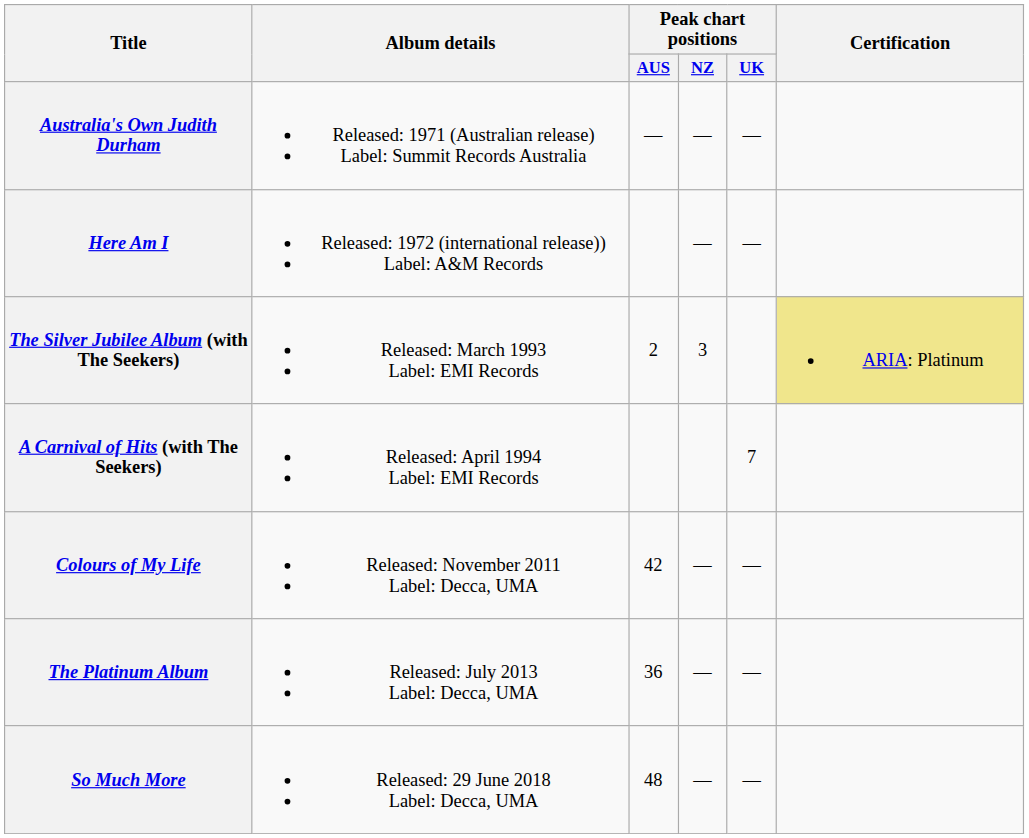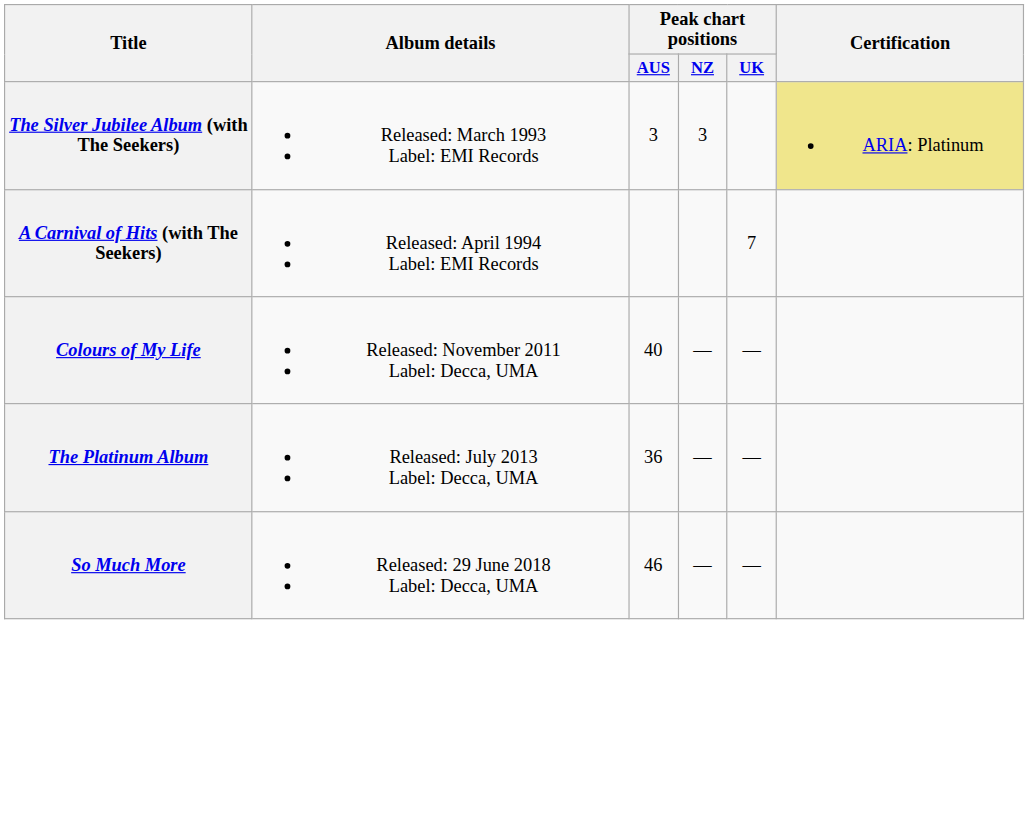- row: (128, 135)
- row: (128, 242)
(653, 350) 2 -> (653, 135) 3
(653, 564) 42 -> (653, 350) 40
(653, 779) 48 -> (653, 564) 46
